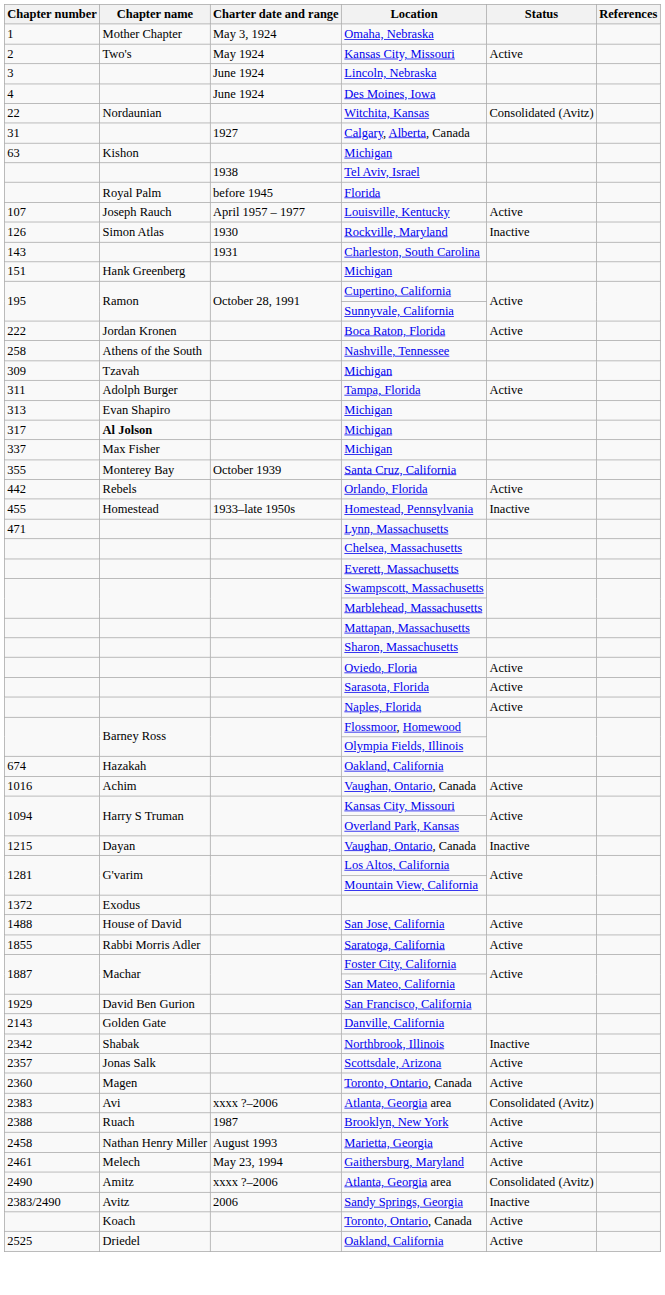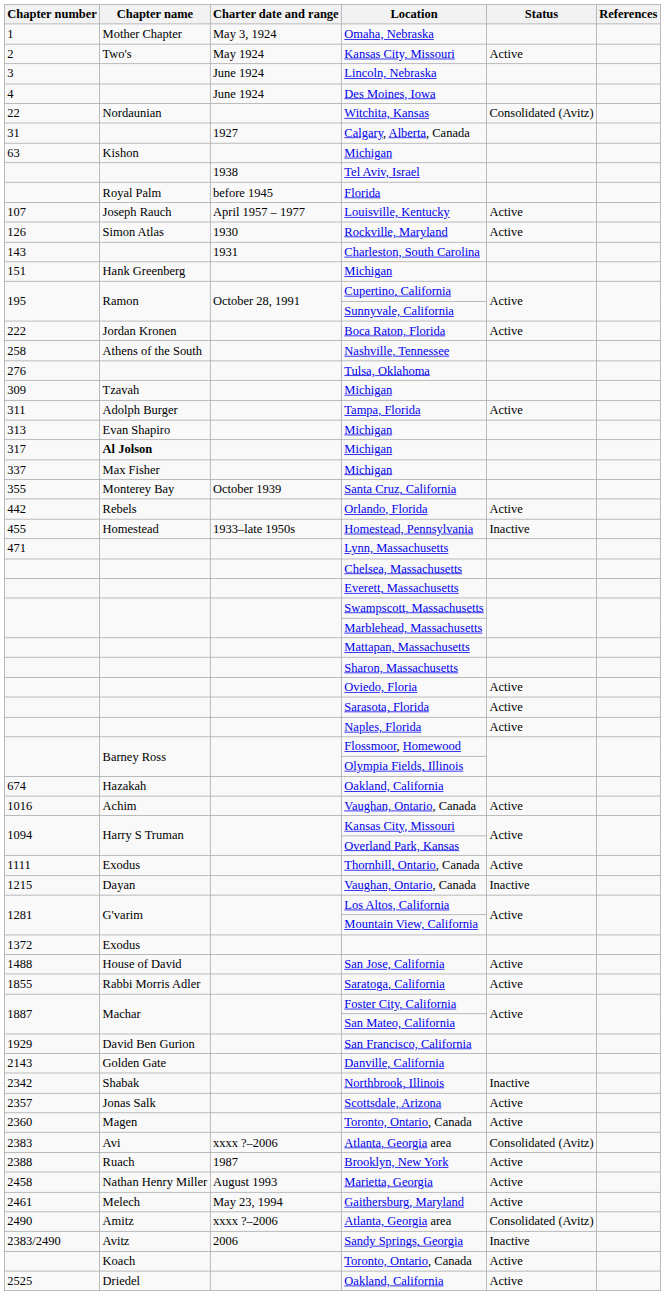(510, 232) Inactive -> (506, 232) Active
+ row: (17, 370)
+ row: (19, 865)
